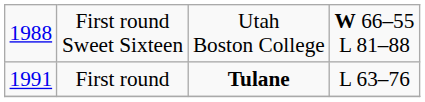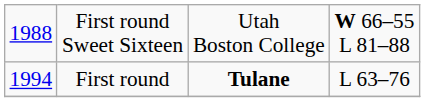(31, 79) 1991 -> (31, 79) 1994
